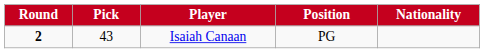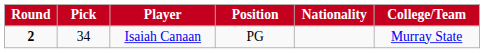+ column: (427, 15)
(106, 36) 43 -> (84, 36) 34
